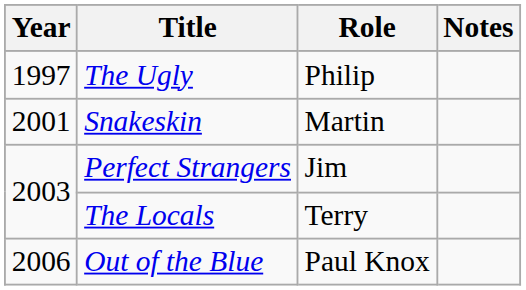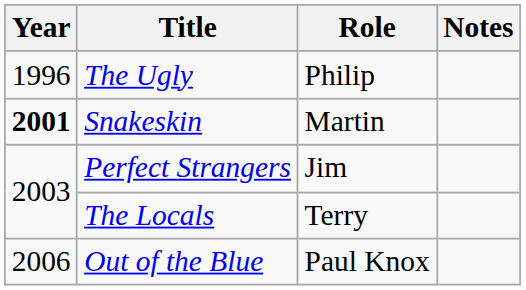(41, 74) 1997 -> (41, 74) 1996
(41, 121) normal -> (41, 121) bold
